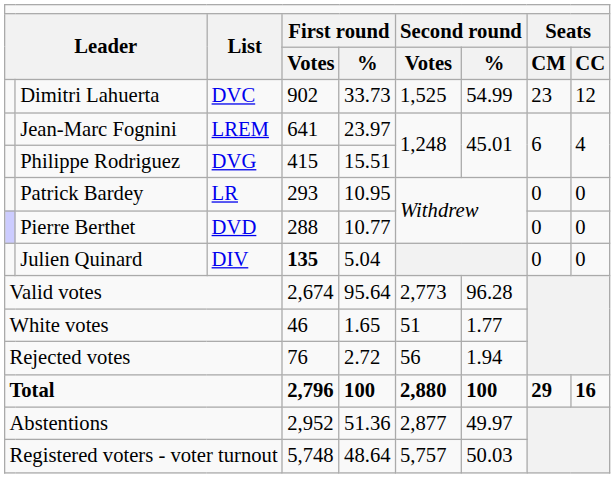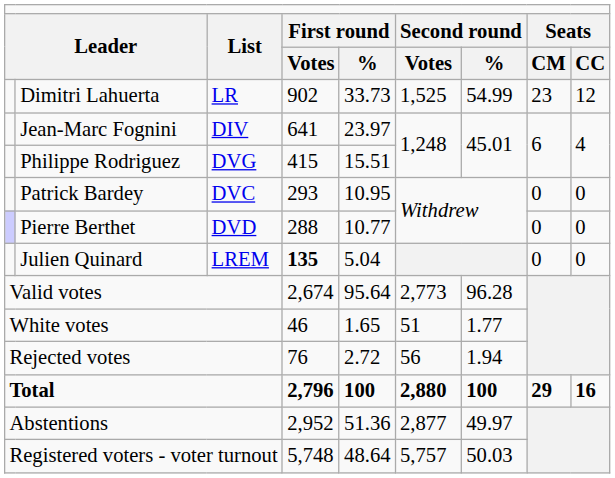(233, 95) DVC -> (225, 95) LR
(240, 128) LREM -> (230, 128) DIV
(225, 194) LR -> (233, 194) DVC
(230, 259) DIV -> (240, 259) LREM
